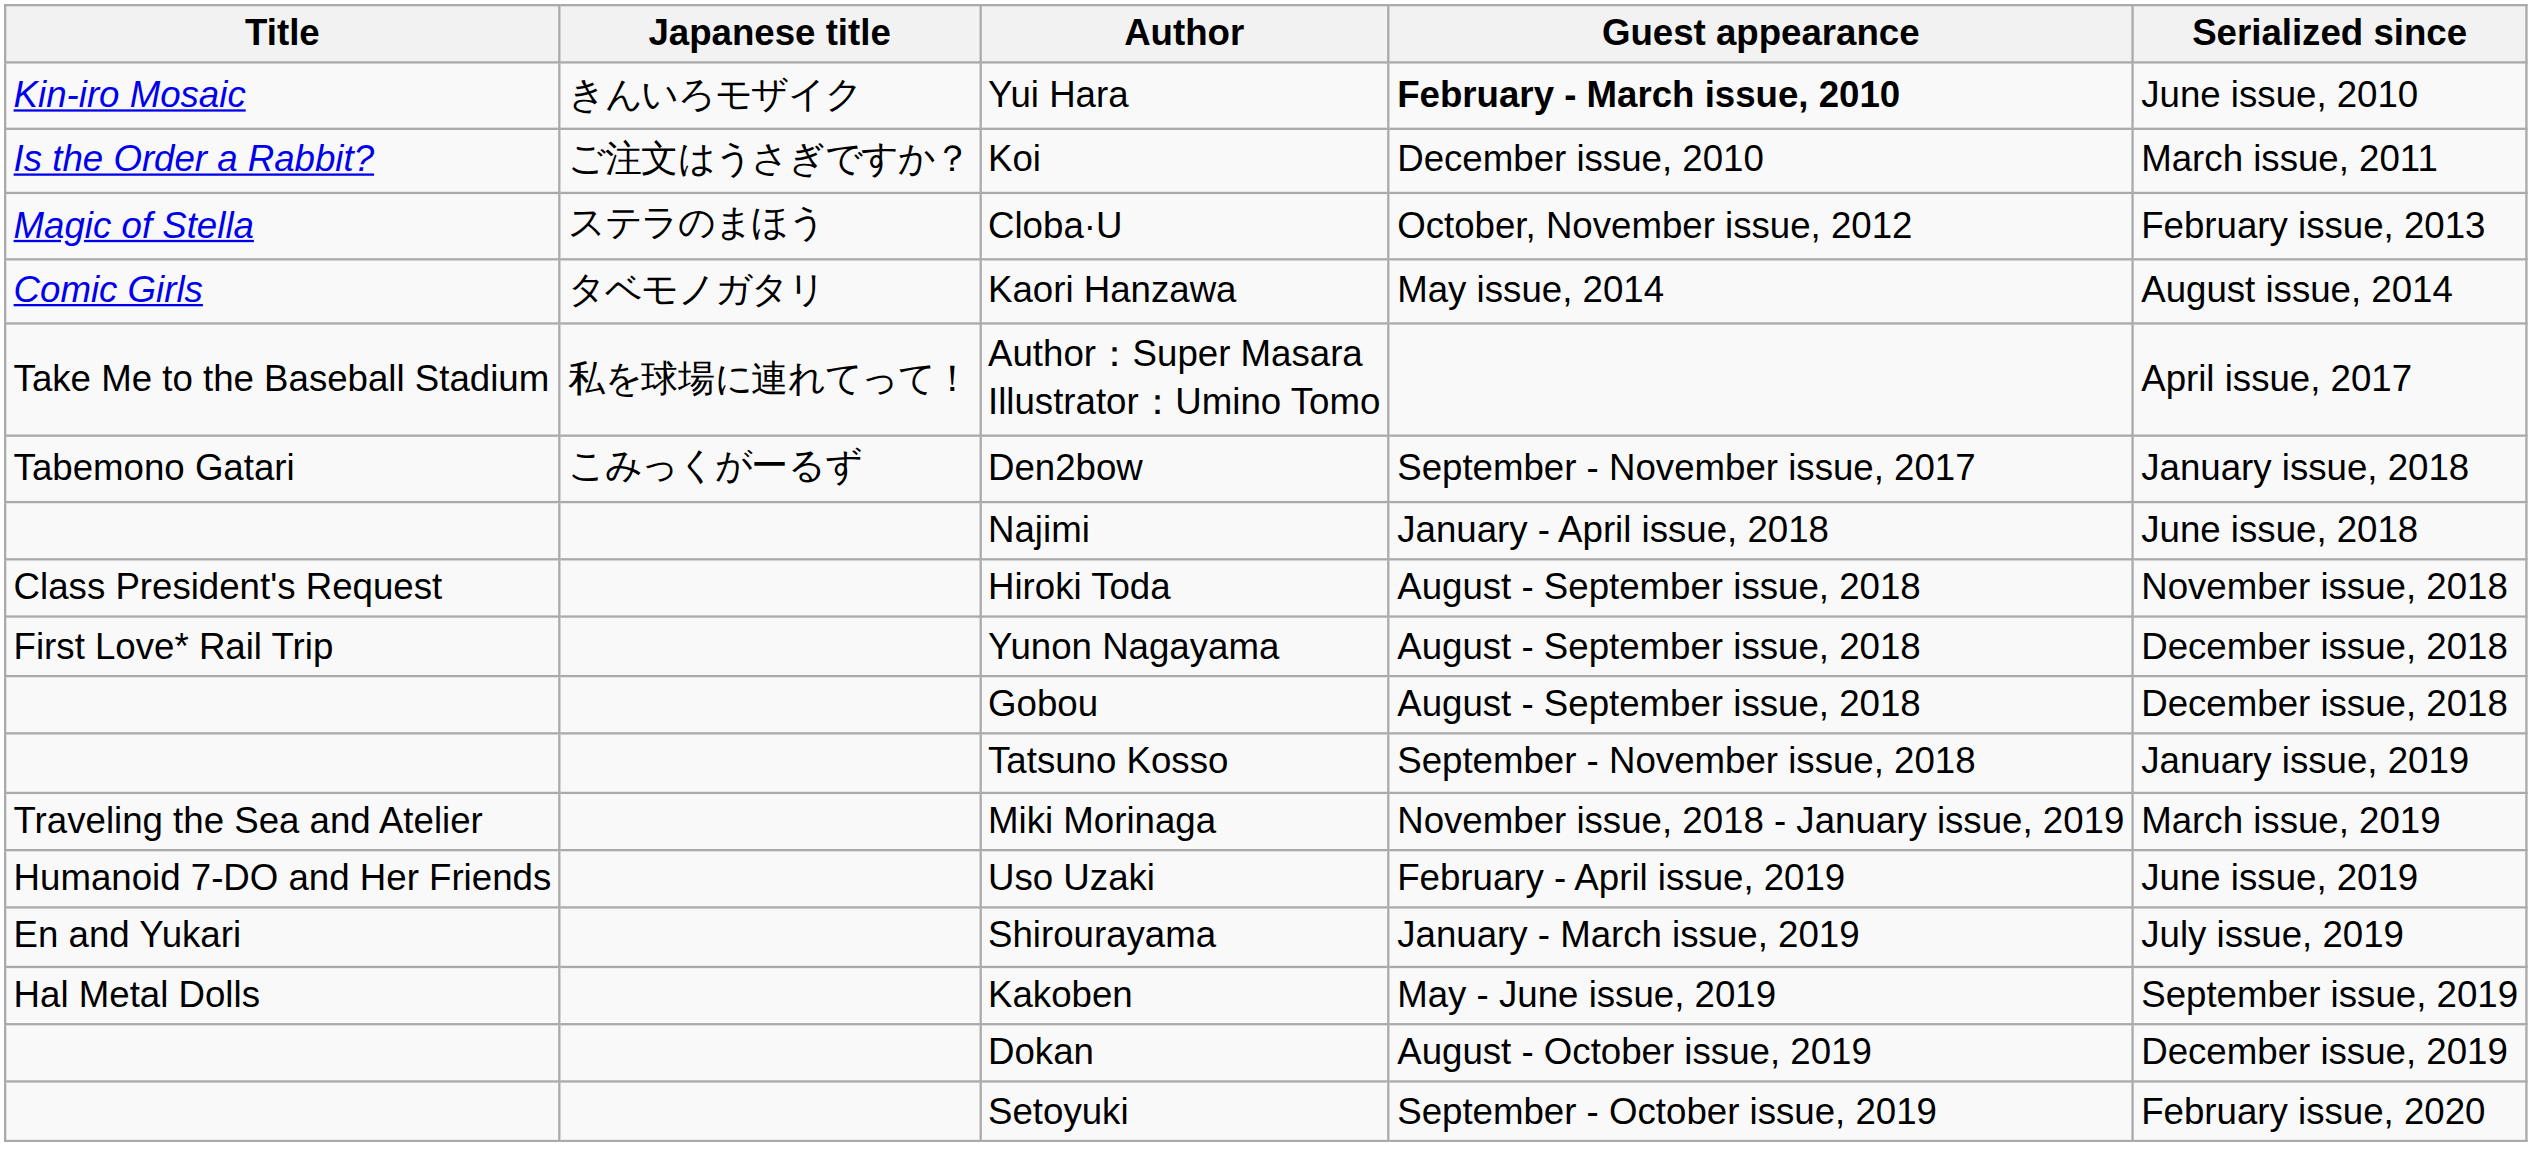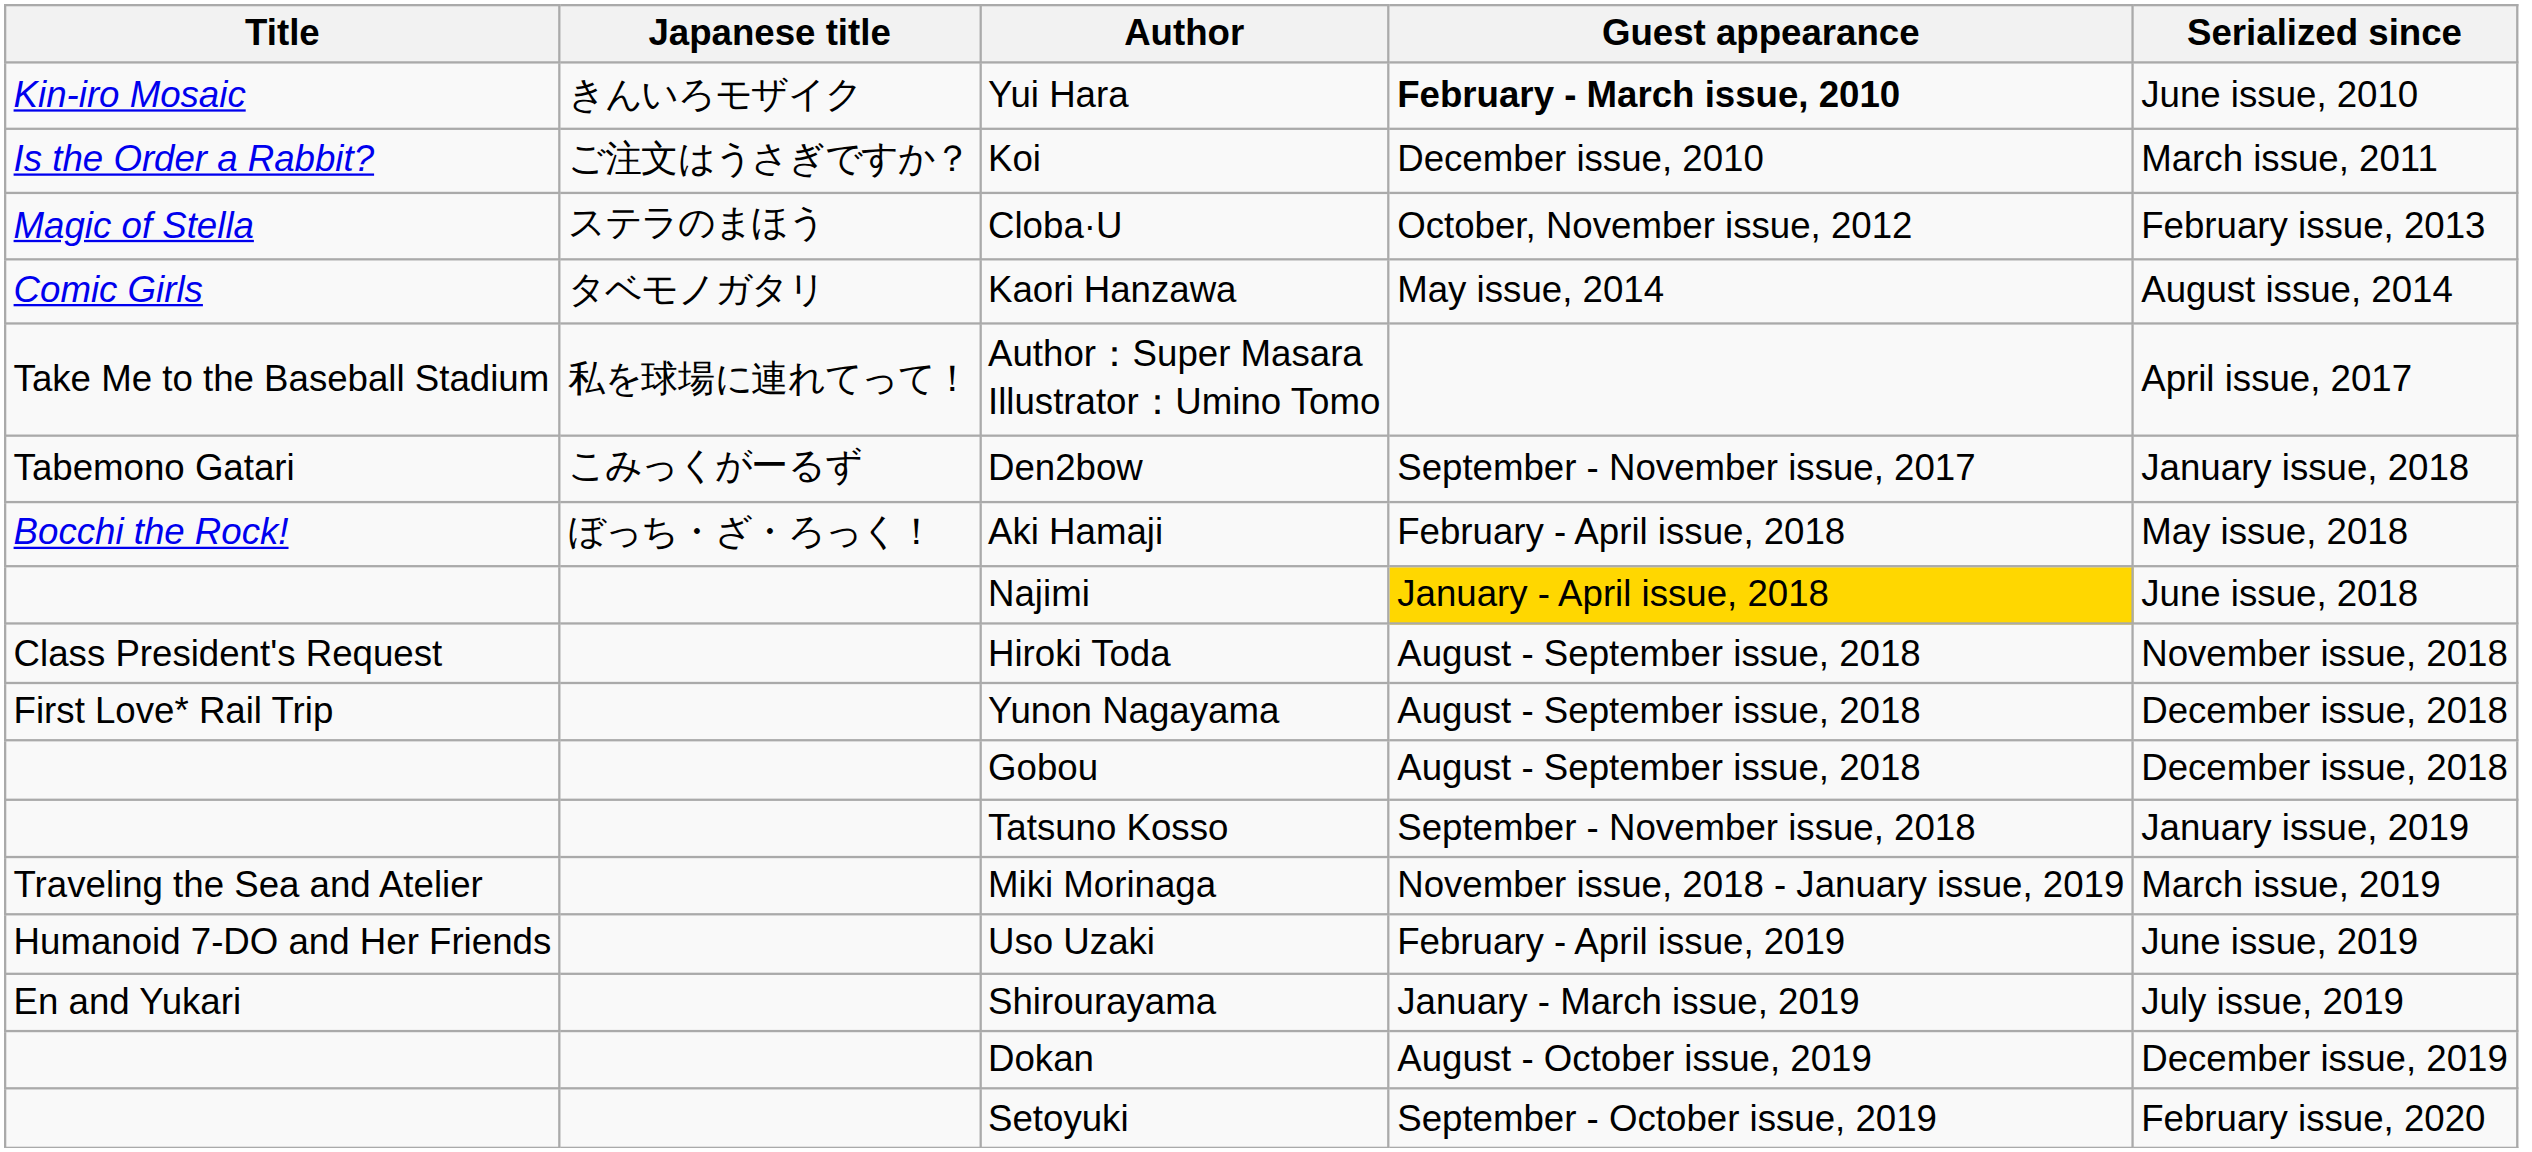+ row: (1076, 533)
(1613, 529) no background -> (1613, 594) gold background
- row: (1060, 994)
